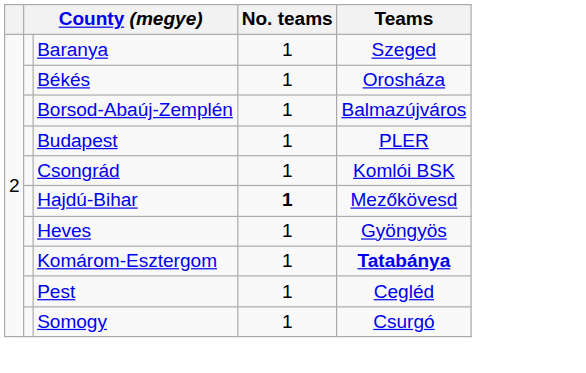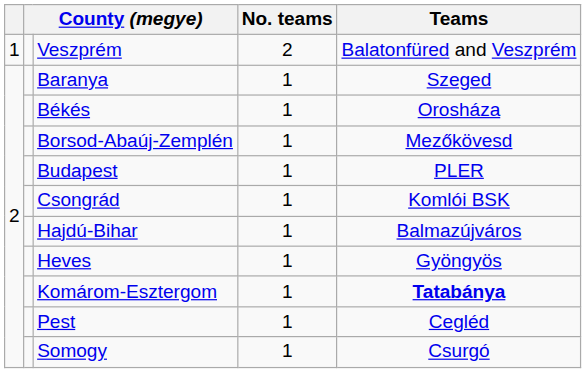+ row: (79, 49)
(404, 110) Balmazújváros -> (459, 140) Mezőkövesd
(287, 200) bold -> (287, 230) normal
(404, 200) Mezőkövesd -> (459, 230) Balmazújváros
